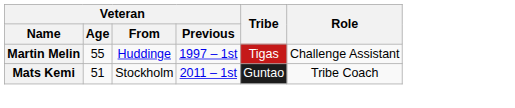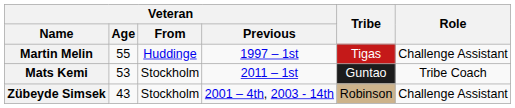(98, 73) 51 -> (123, 73) 53
+ row: (57, 93)
